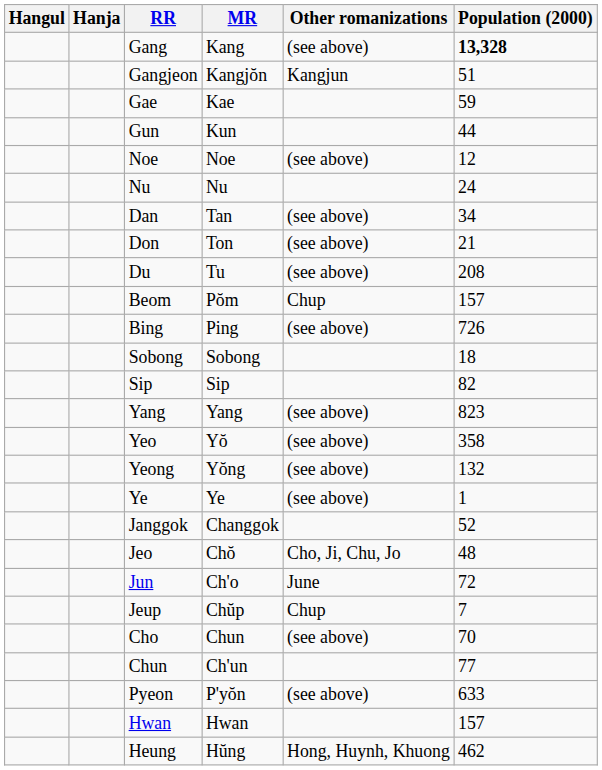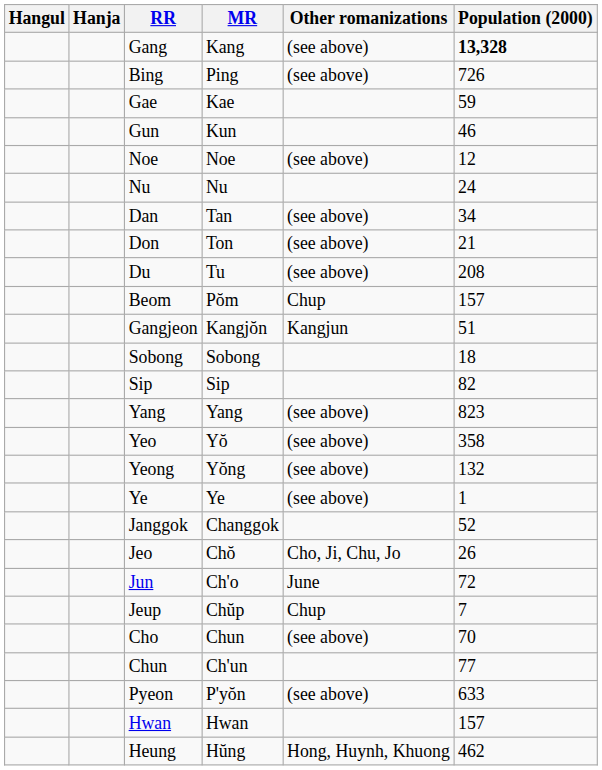rows swapped: (163, 74) <-> (146, 328)
(467, 131) 44 -> (467, 131) 46
(467, 553) 48 -> (467, 553) 26
